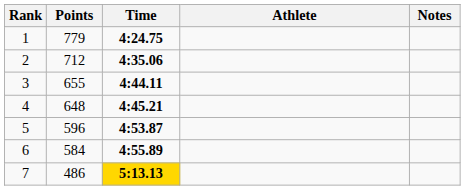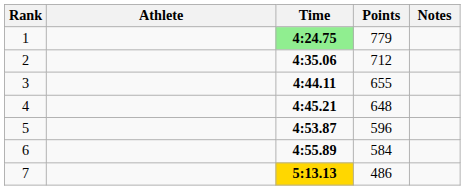columns swapped: (294, 15) <-> (74, 15)
(141, 38) no background -> (315, 38) lightgreen background
